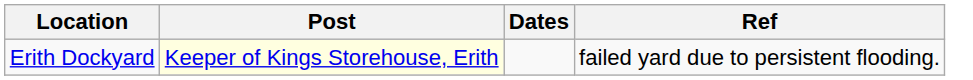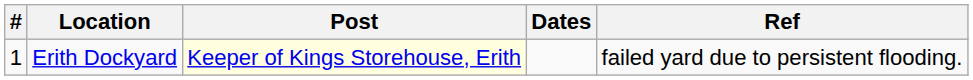+ column: (16, 22)
